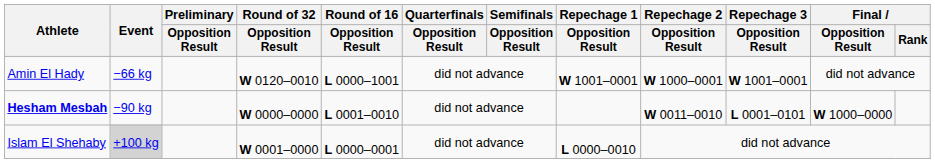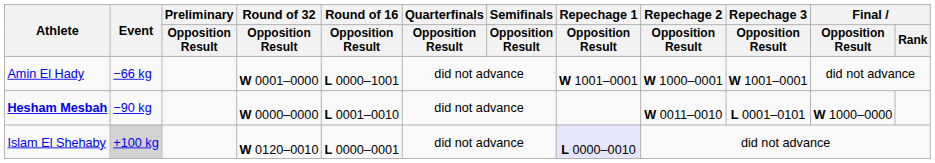(279, 81) W 0120–0010 -> (279, 81) W 0001–0000
(279, 149) W 0001–0000 -> (279, 149) W 0120–0010
(598, 149) no background -> (598, 149) lavender background
